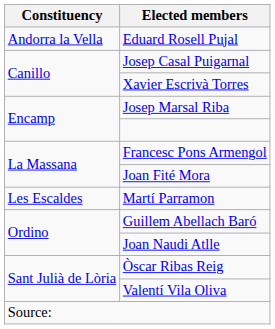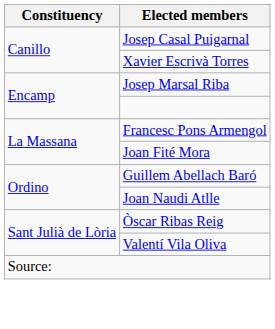- row: (180, 38)
- row: (169, 198)
